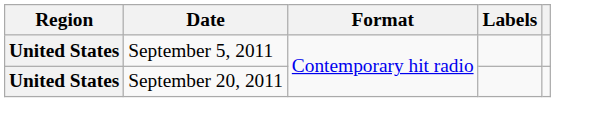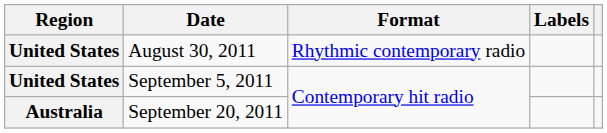+ row: (192, 50)
(64, 81) United States -> (64, 111) Australia
